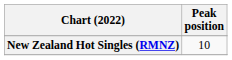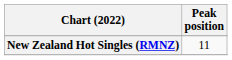(204, 45) 10 -> (204, 45) 11
